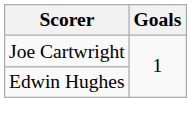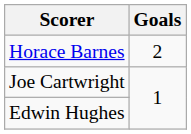+ row: (67, 50)
